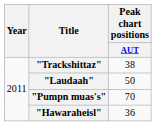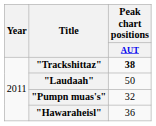(130, 65) normal -> (130, 65) bold
(130, 97) 70 -> (130, 97) 32
